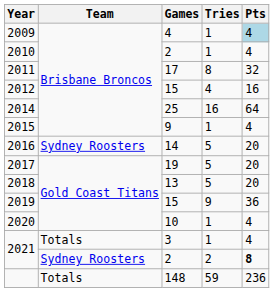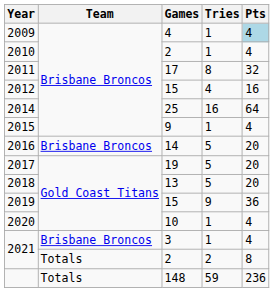(93, 146) Sydney Roosters -> (96, 146) Brisbane Broncos
(61, 240) Totals -> (96, 240) Brisbane Broncos
(93, 259) Sydney Roosters -> (61, 259) Totals
(249, 259) bold -> (249, 259) normal
